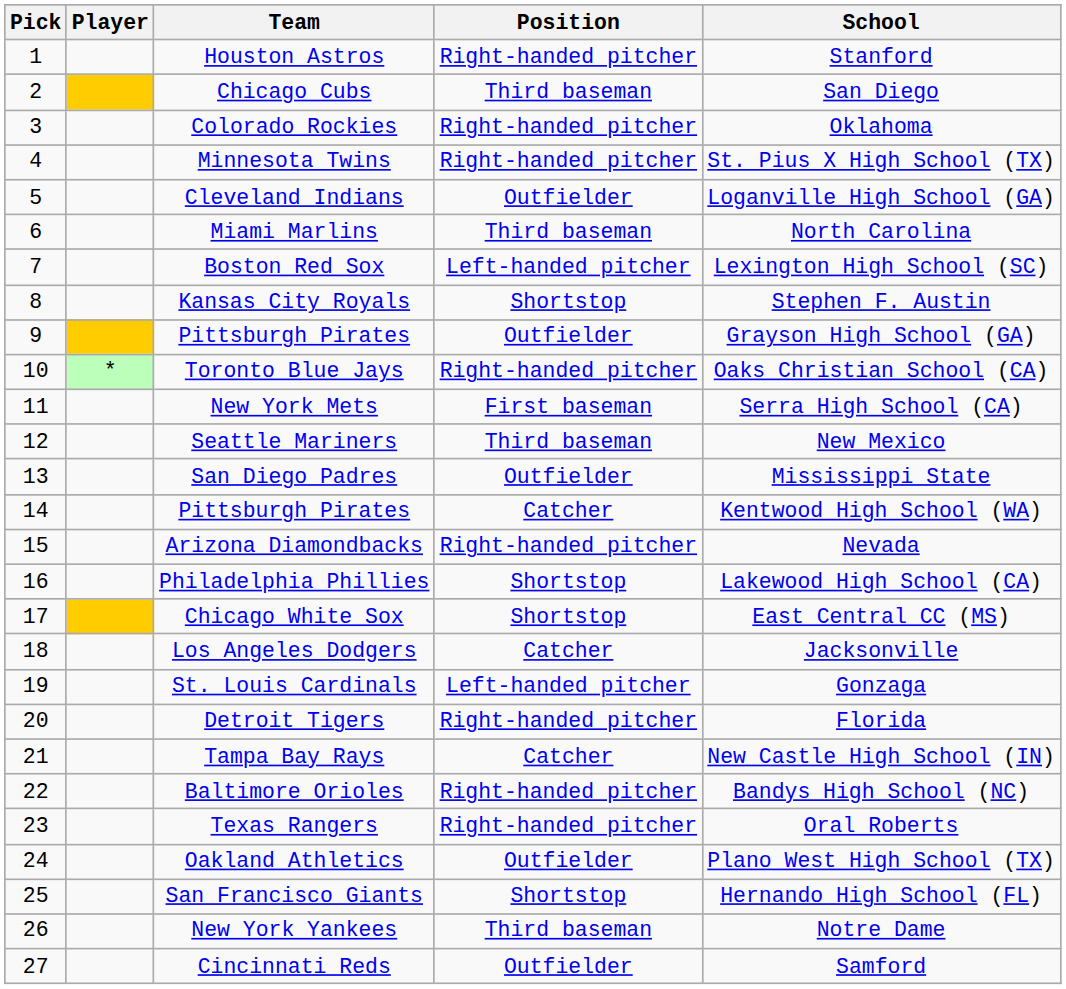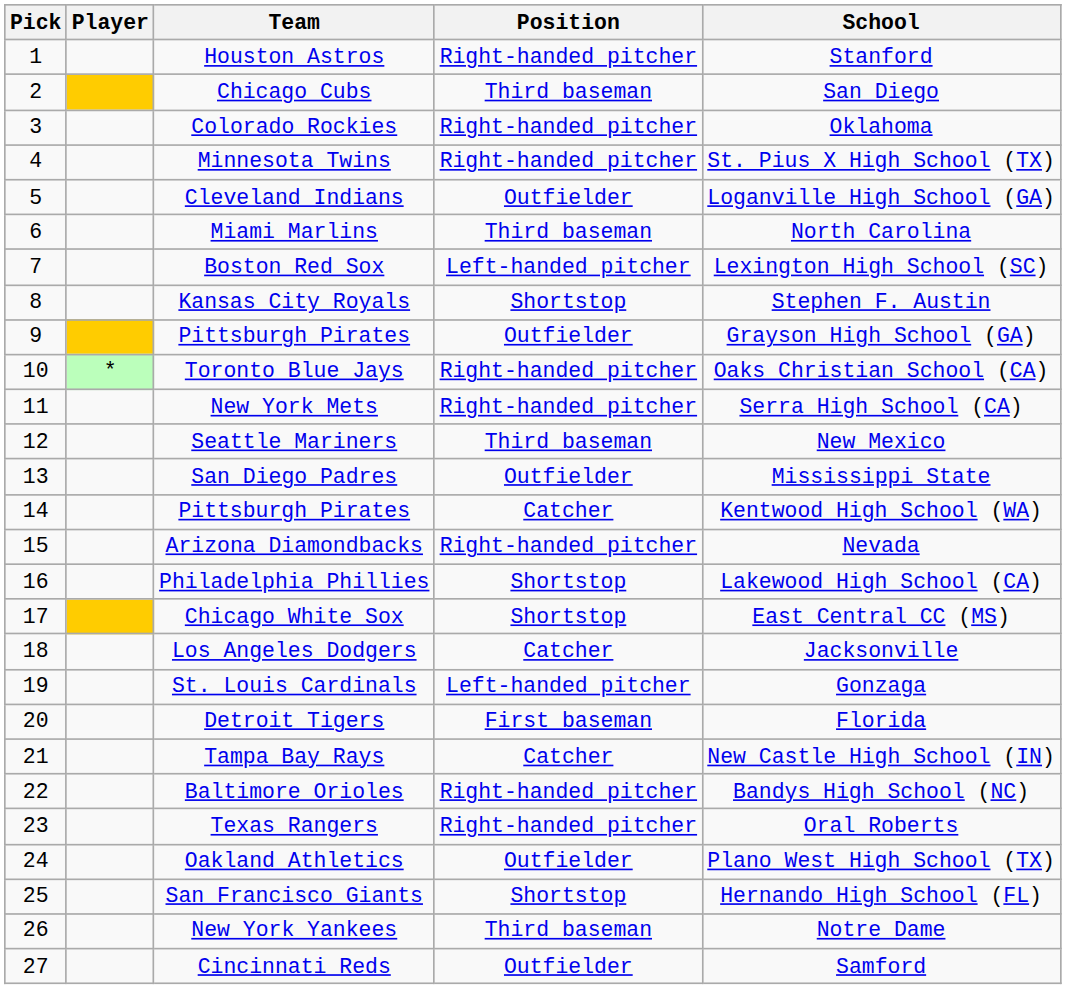(568, 407) First baseman -> (568, 407) Right-handed pitcher
(568, 721) Right-handed pitcher -> (568, 721) First baseman
